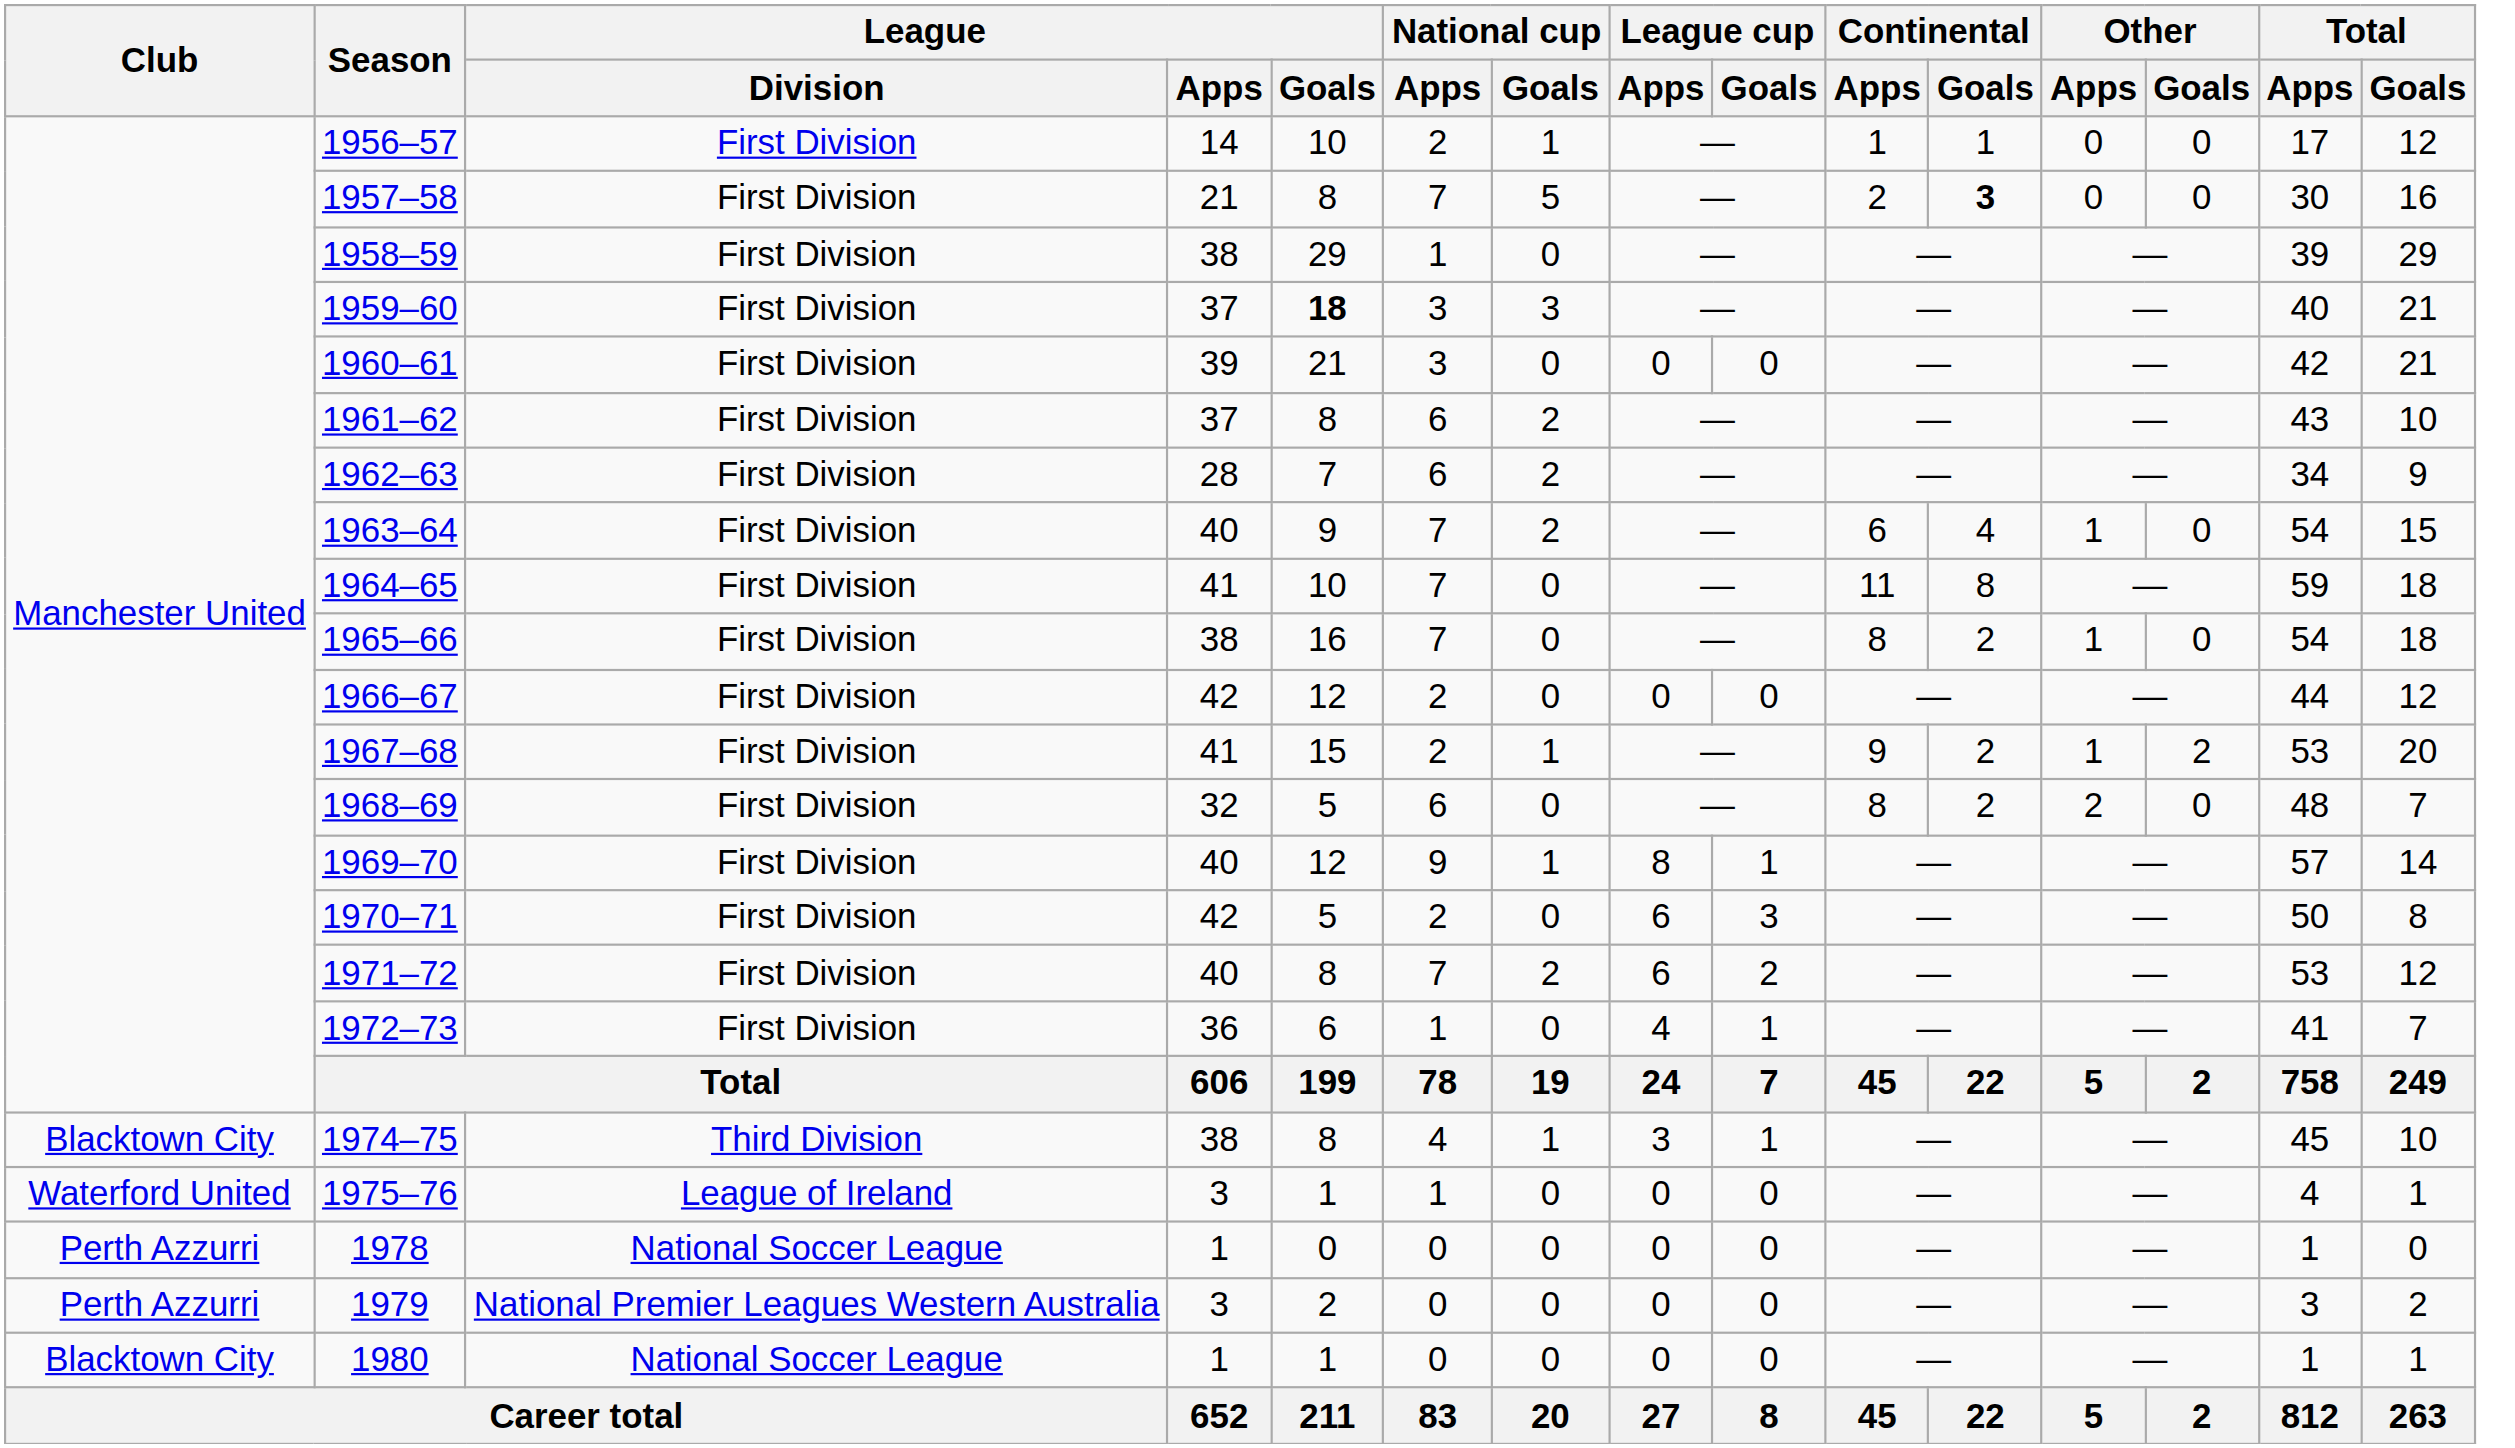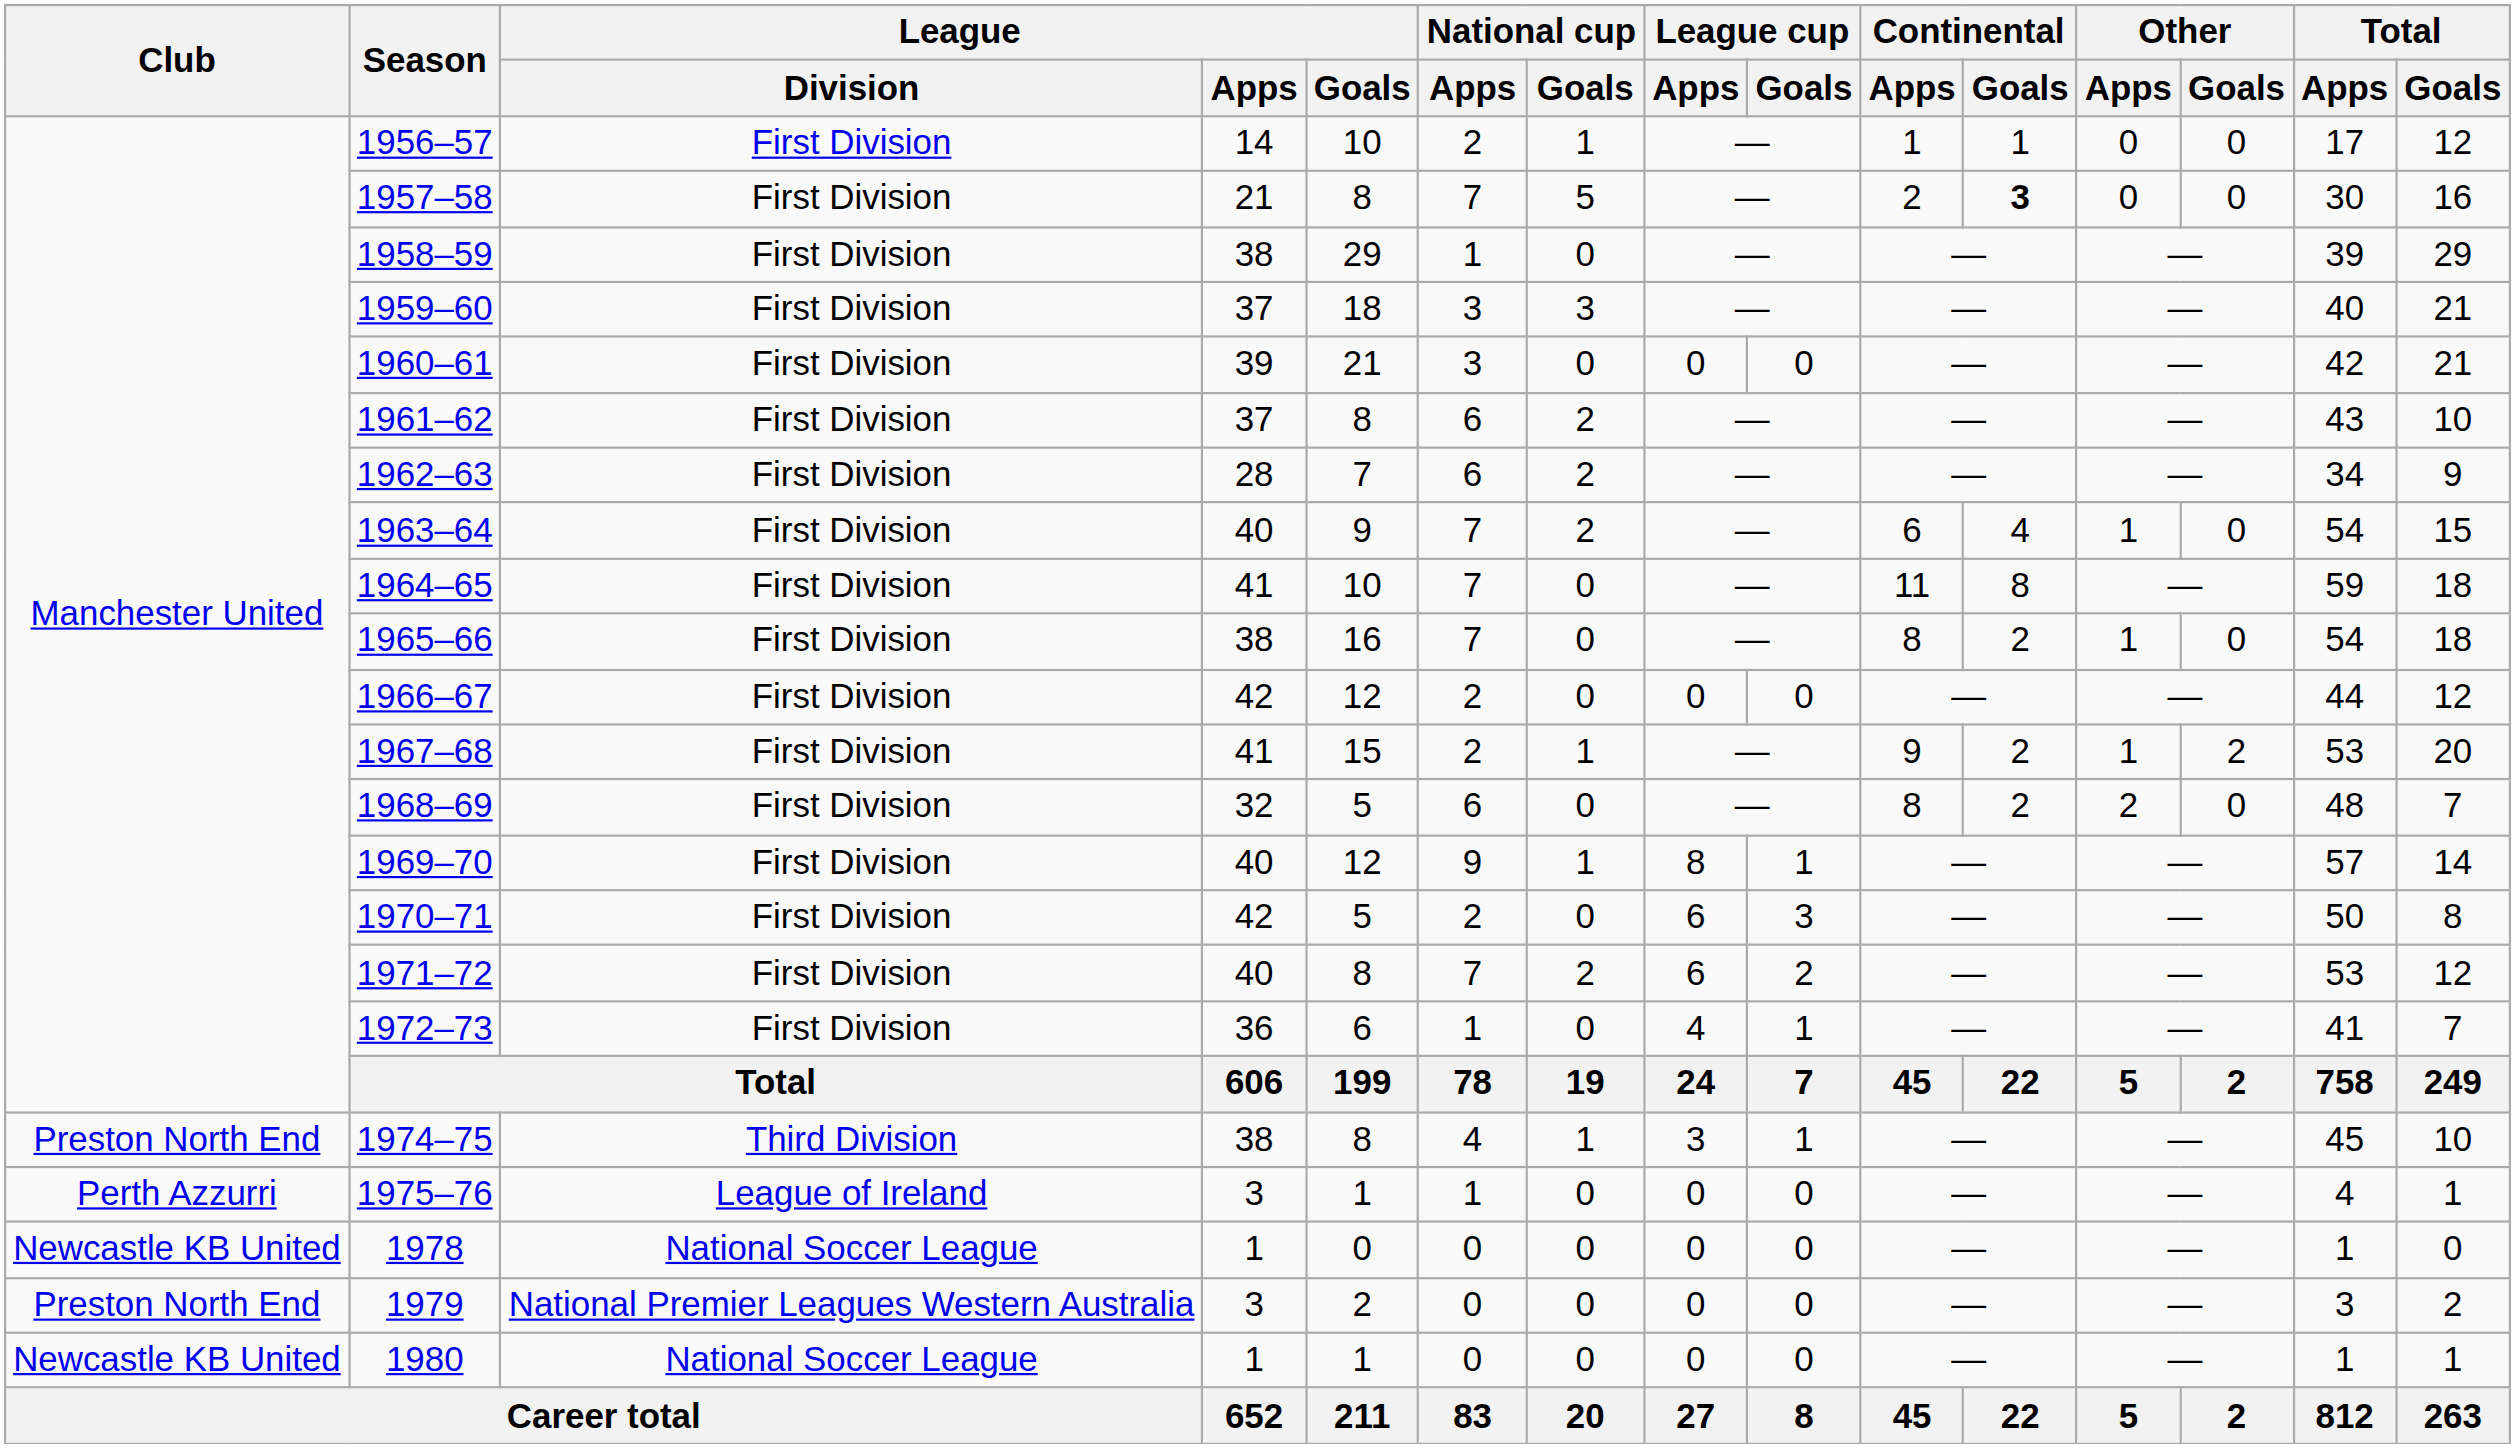(1327, 308) bold -> (1362, 308) normal
(160, 1138) Blacktown City -> (177, 1138) Preston North End
(159, 1193) Waterford United -> (177, 1193) Perth Azzurri
(159, 1249) Perth Azzurri -> (177, 1249) Newcastle KB United
(159, 1304) Perth Azzurri -> (177, 1304) Preston North End
(160, 1359) Blacktown City -> (177, 1359) Newcastle KB United
